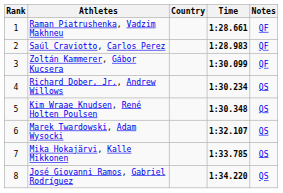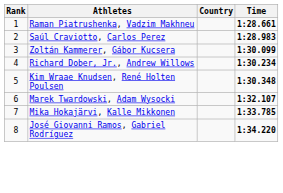- column: (264, 11)
